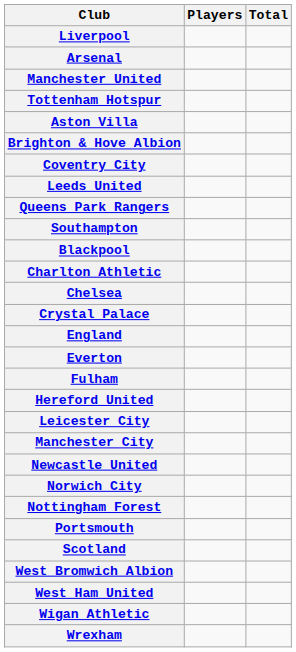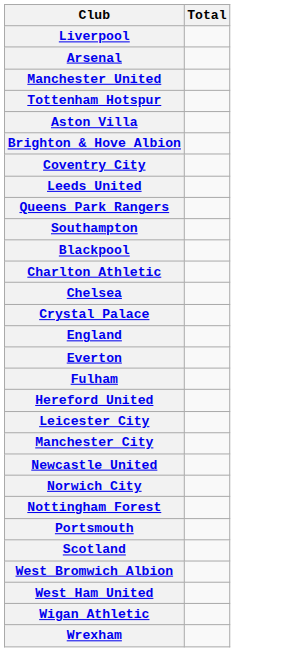- column: (215, 15)
